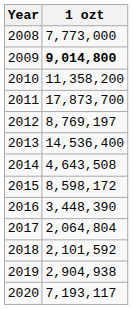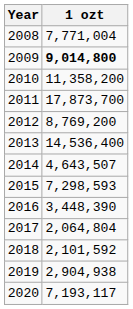(81, 37) 7,773,000 -> (81, 37) 7,771,004
(81, 122) 8,769,197 -> (81, 122) 8,769,200
(81, 165) 4,643,508 -> (81, 165) 4,643,507
(81, 186) 8,598,172 -> (81, 186) 7,298,593
